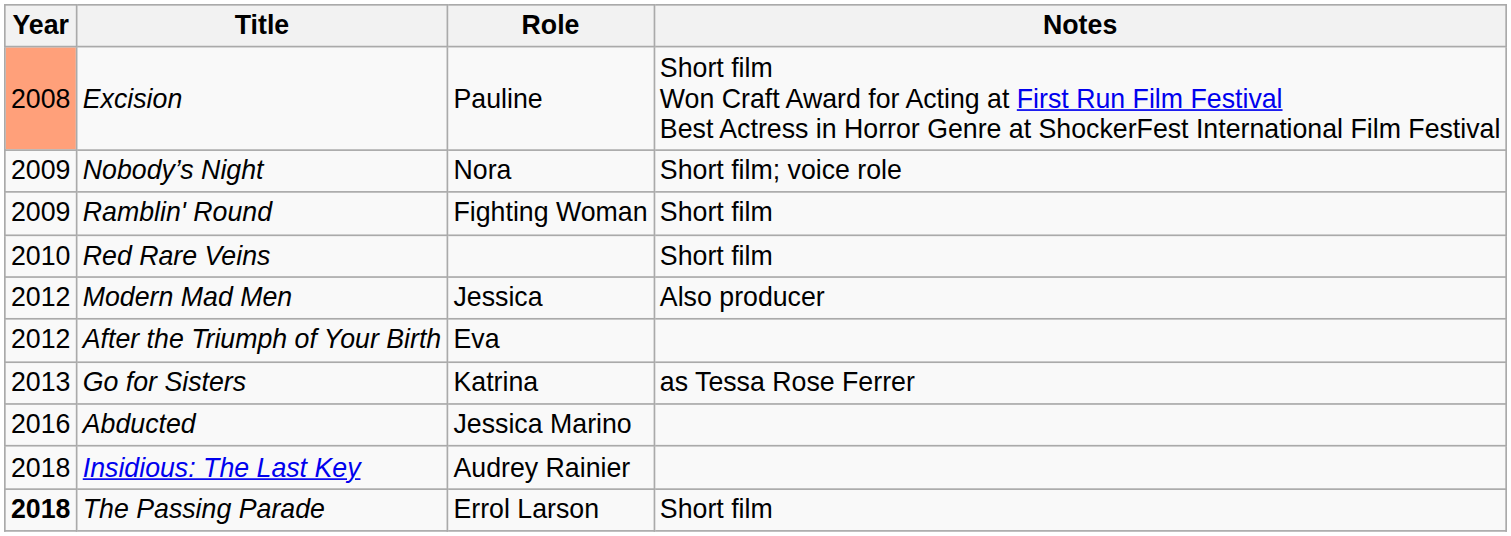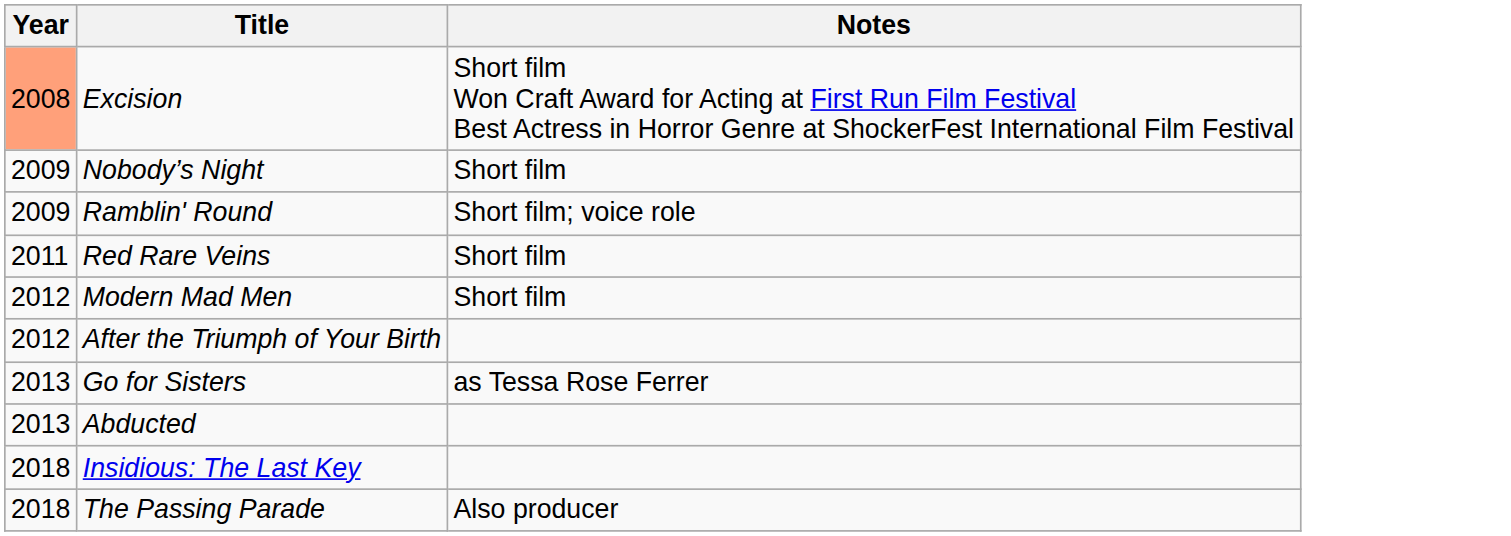- column: (551, 25)
(781, 170) Short film; voice role -> (510, 170) Short film
(716, 212) Short film -> (575, 212) Short film; voice role
(41, 255) 2010 -> (40, 255) 2011
(742, 297) Also producer -> (510, 297) Short film
(41, 424) 2016 -> (41, 424) 2013
(41, 509) bold -> (41, 509) normal
(716, 509) Short film -> (536, 509) Also producer
